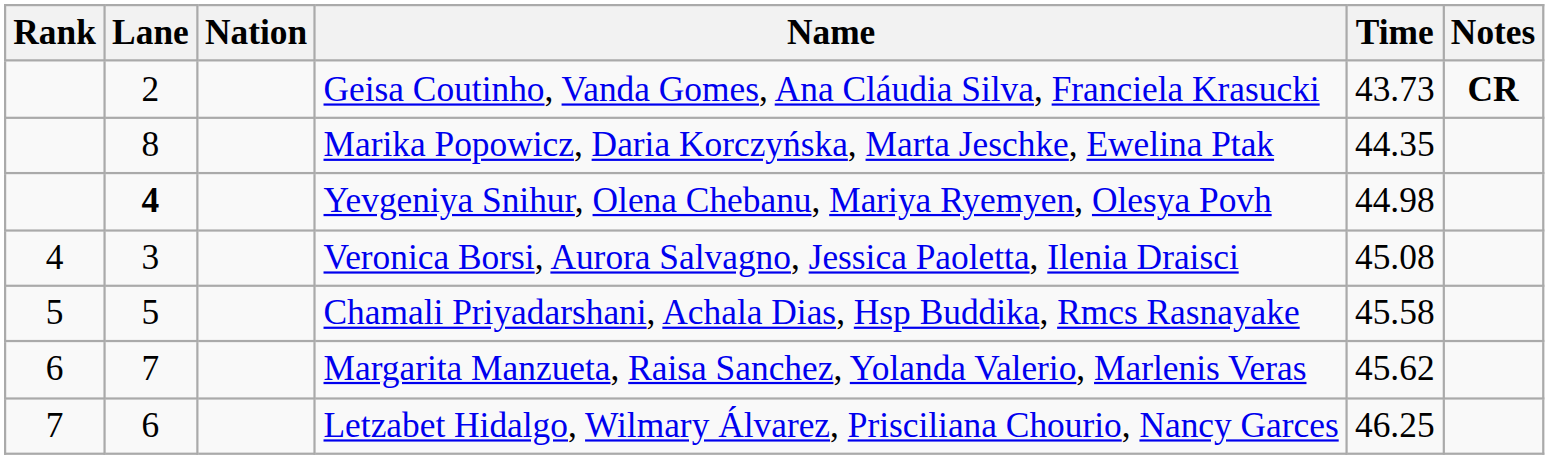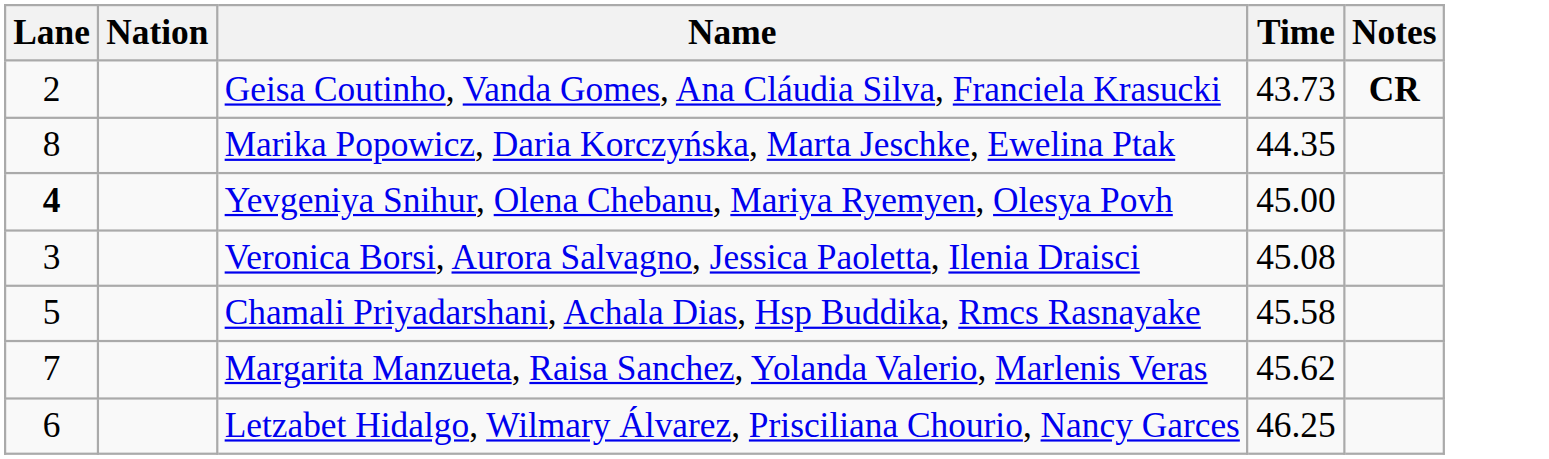- column: (55, 32)
(1395, 200) 44.98 -> (1296, 200) 45.00
